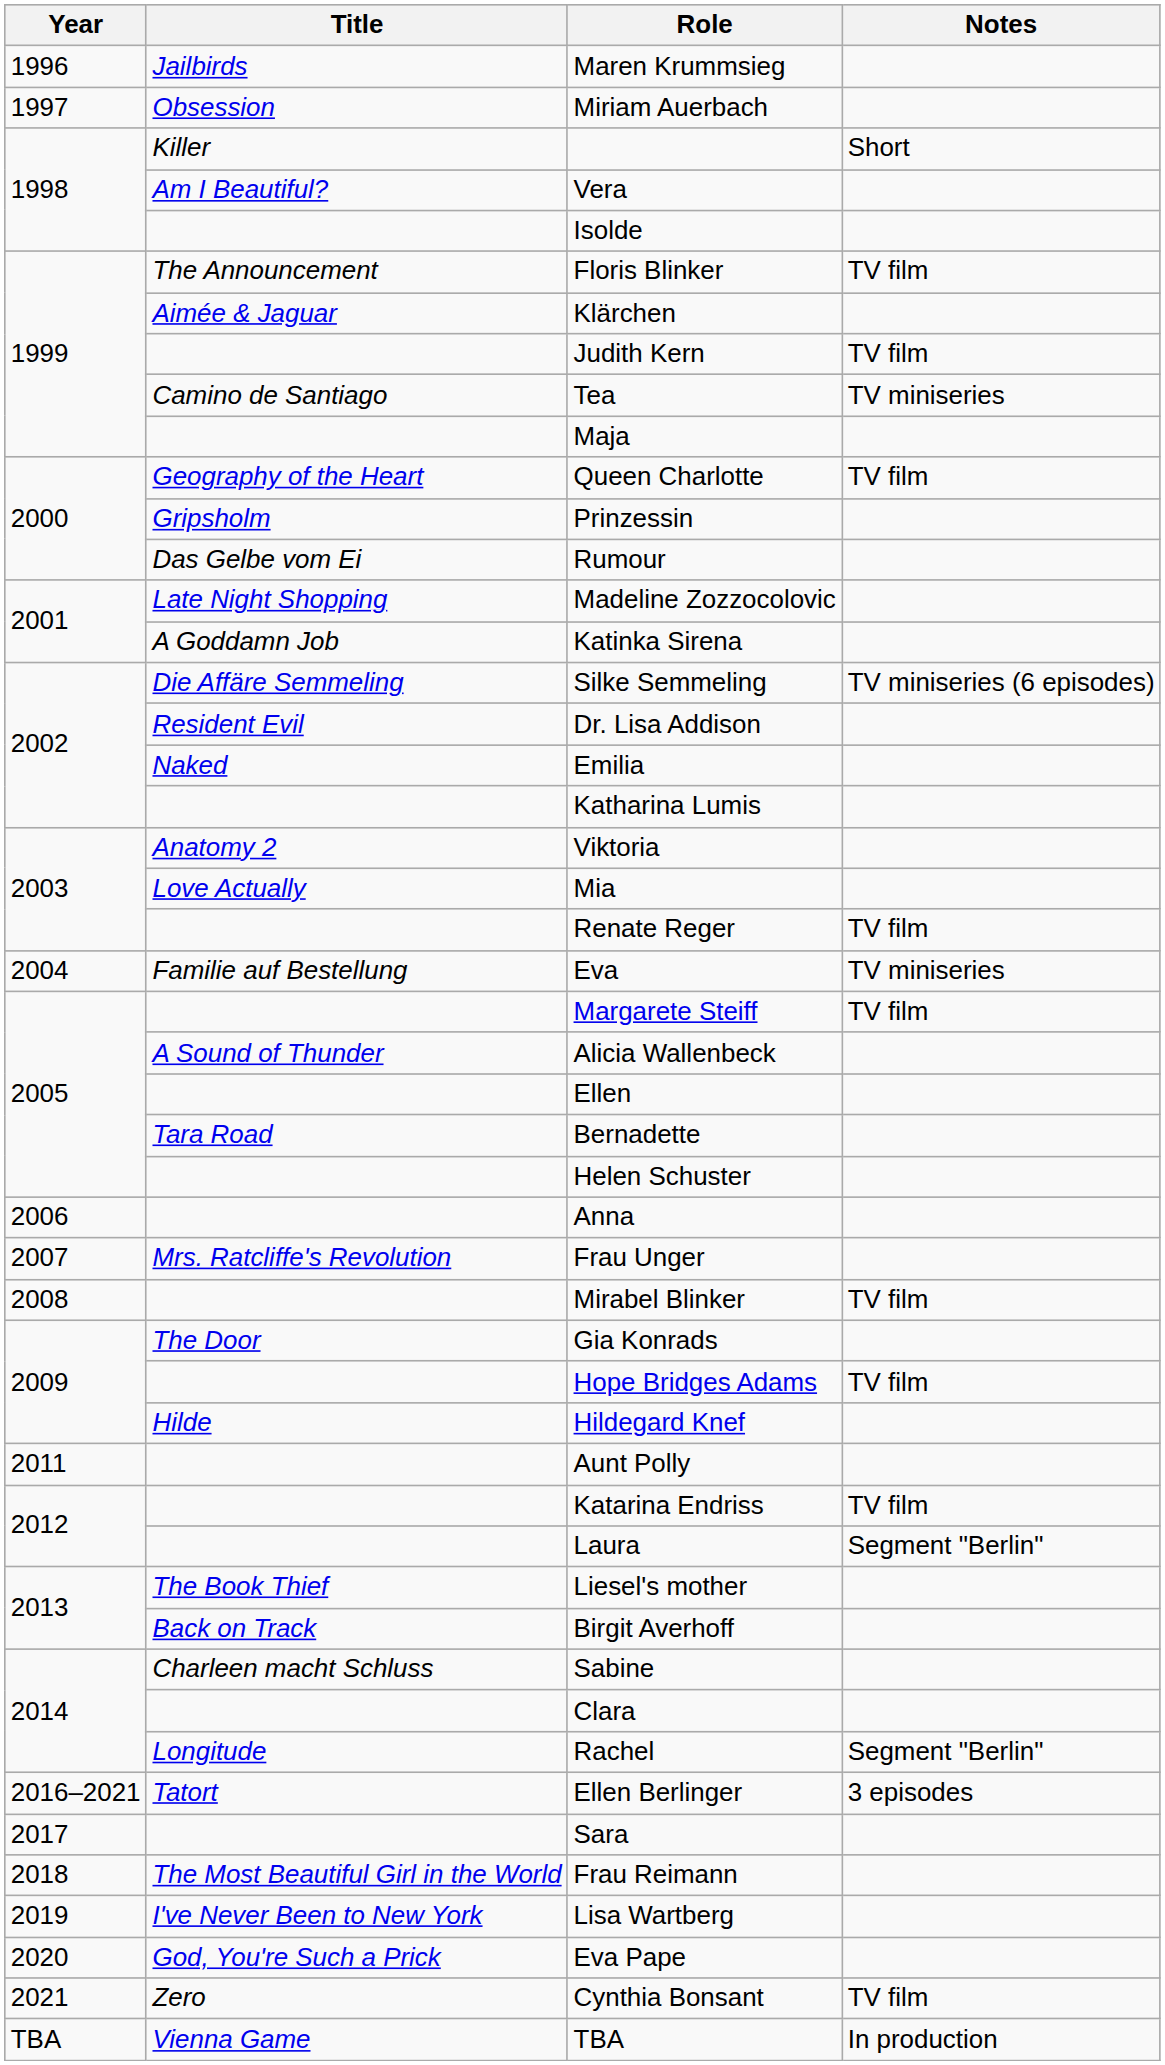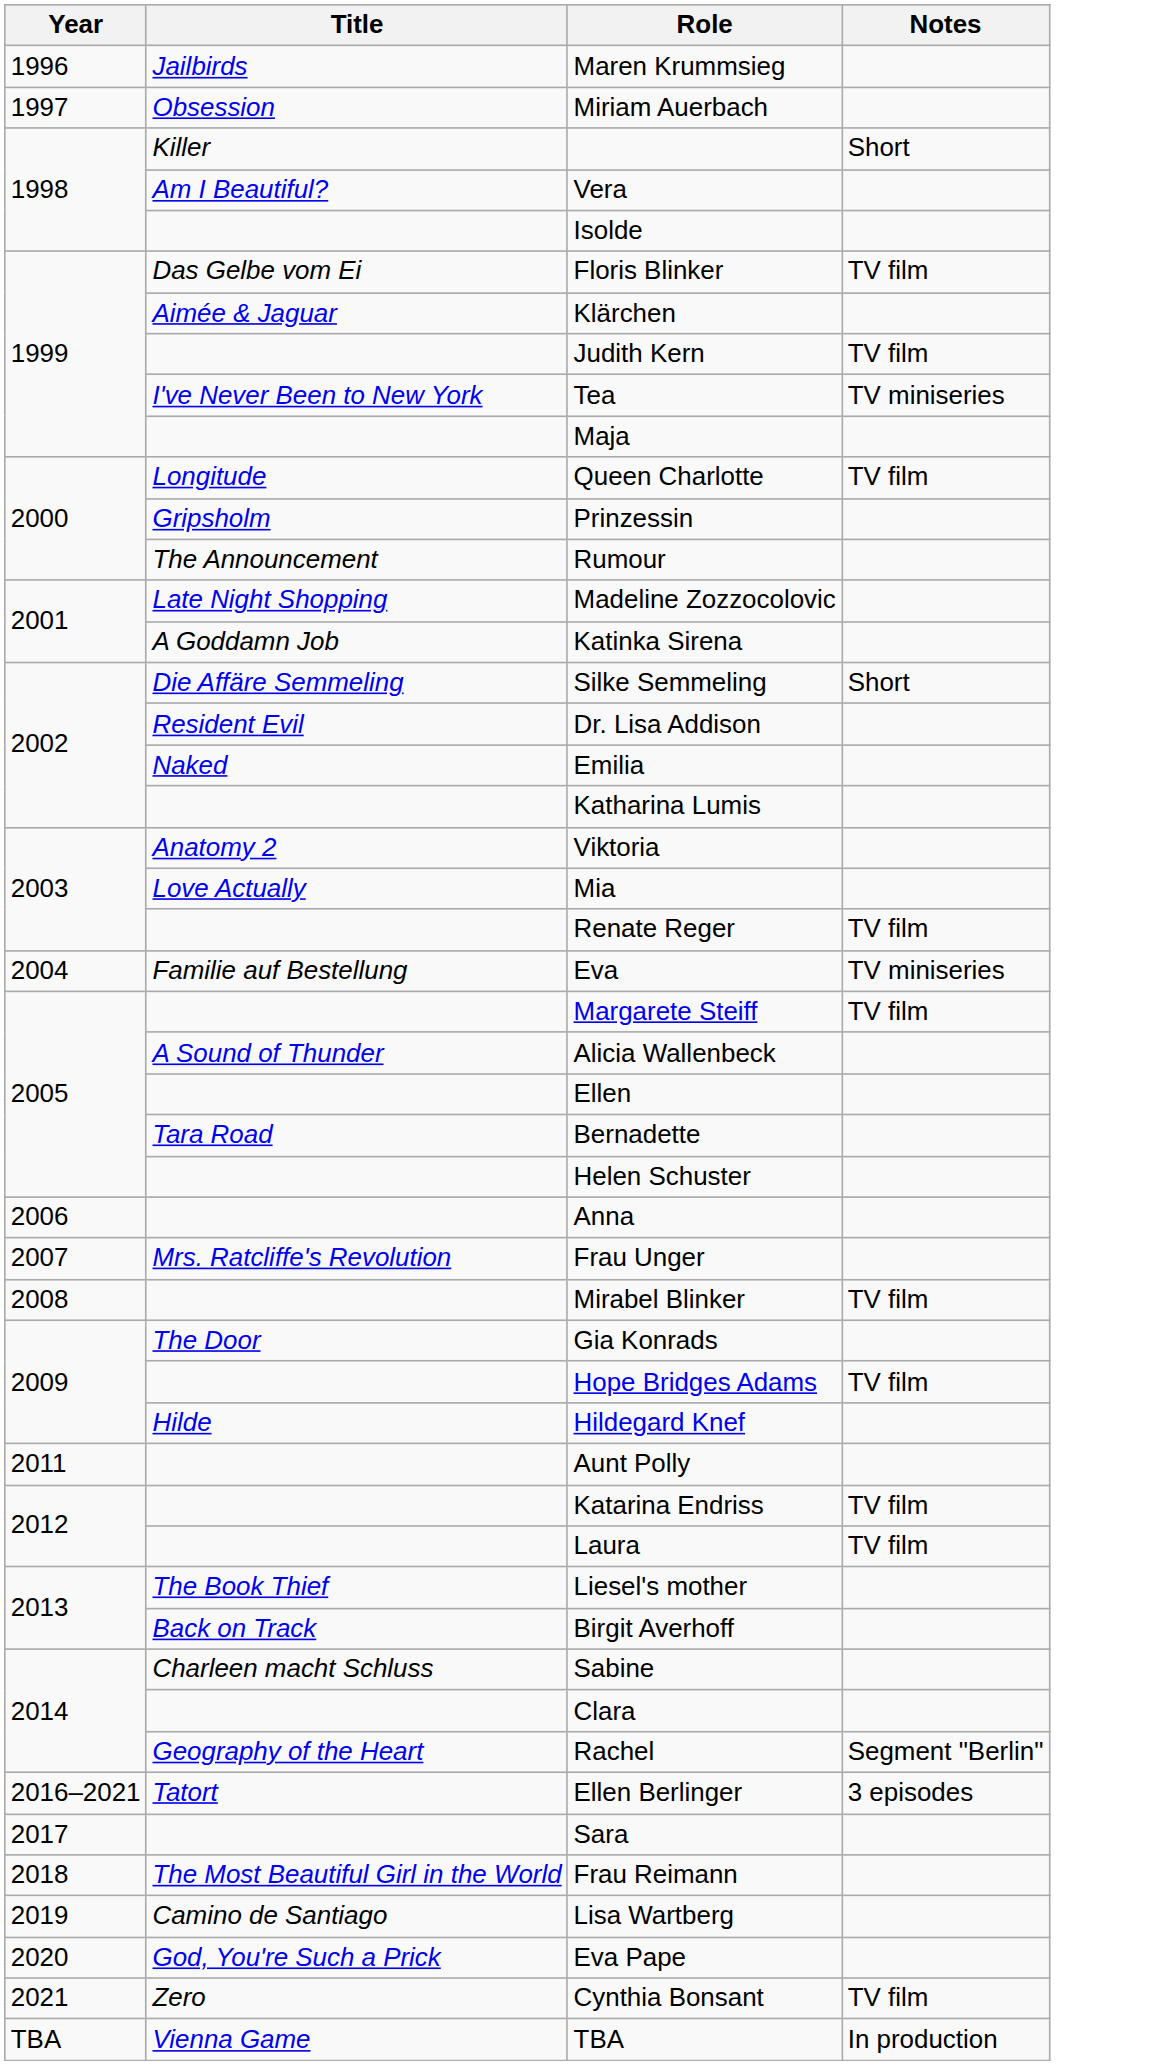(265, 271) The Announcement -> (257, 271) Das Gelbe vom Ei
(270, 395) Camino de Santiago -> (318, 395) I've Never Been to New York
(288, 477) Geography of the Heart -> (209, 477) Longitude
(257, 559) Das Gelbe vom Ei -> (265, 559) The Announcement
(1001, 682) TV miniseries (6 episodes) -> (879, 682) Short
(946, 1546) Segment "Berlin" -> (888, 1546) TV film
(209, 1751) Longitude -> (288, 1751) Geography of the Heart
(318, 1915) I've Never Been to New York -> (270, 1915) Camino de Santiago
